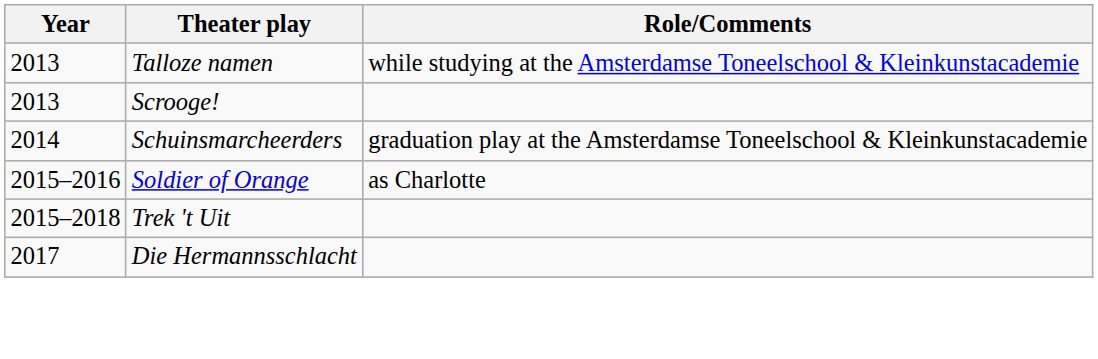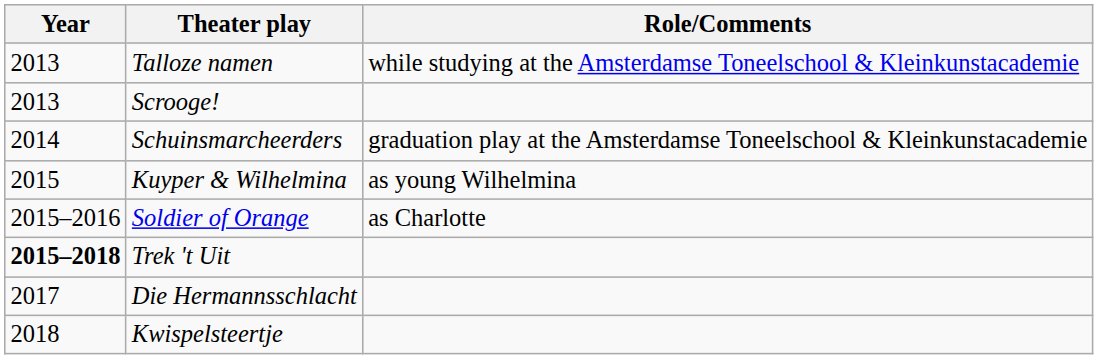+ row: (239, 179)
(65, 218) normal -> (65, 256) bold
+ row: (207, 334)
